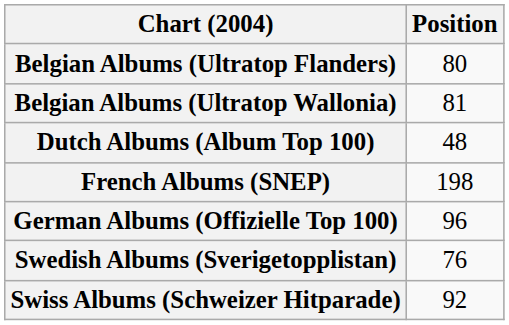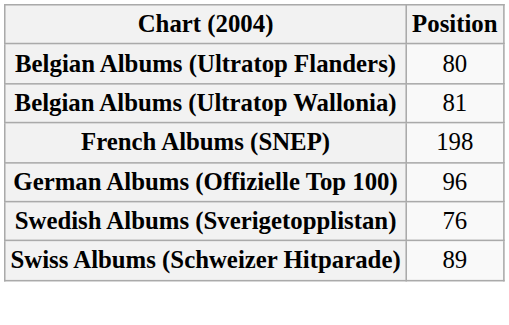- row: (206, 142)
(455, 299) 92 -> (455, 260) 89
